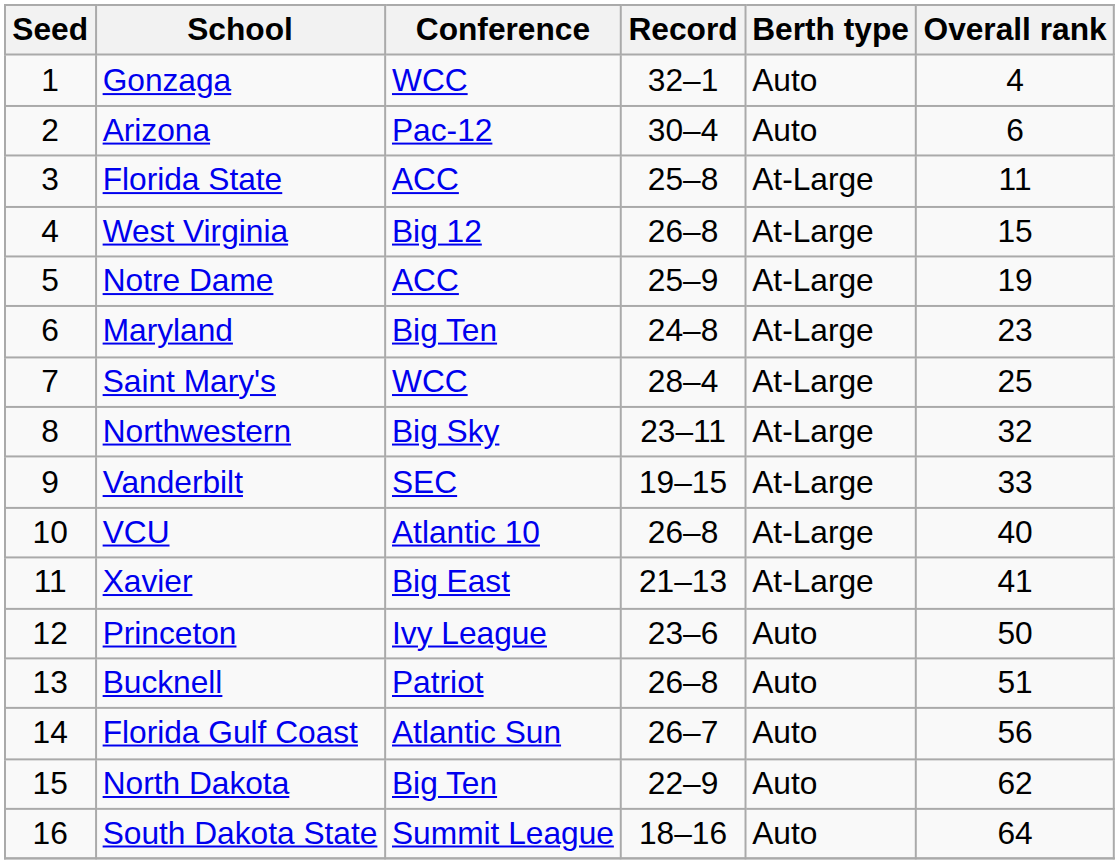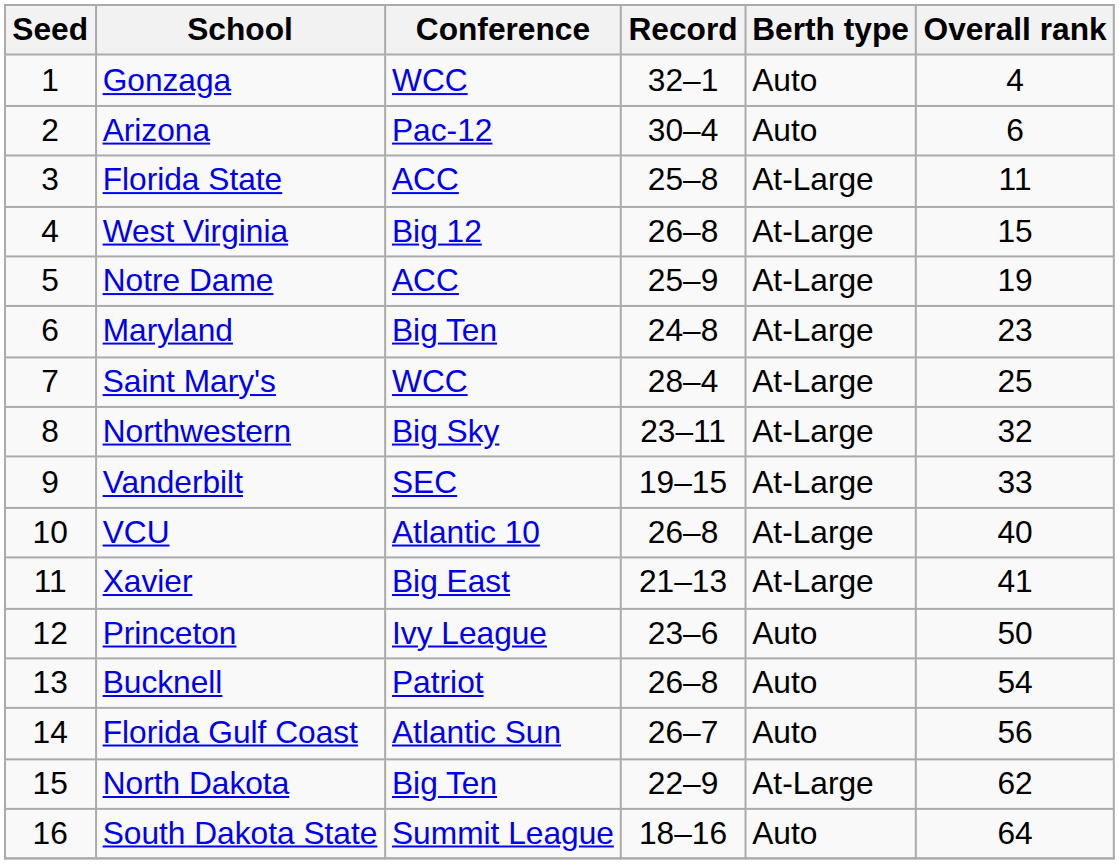(1015, 682) 51 -> (1015, 682) 54
(785, 783) Auto -> (813, 783) At-Large
